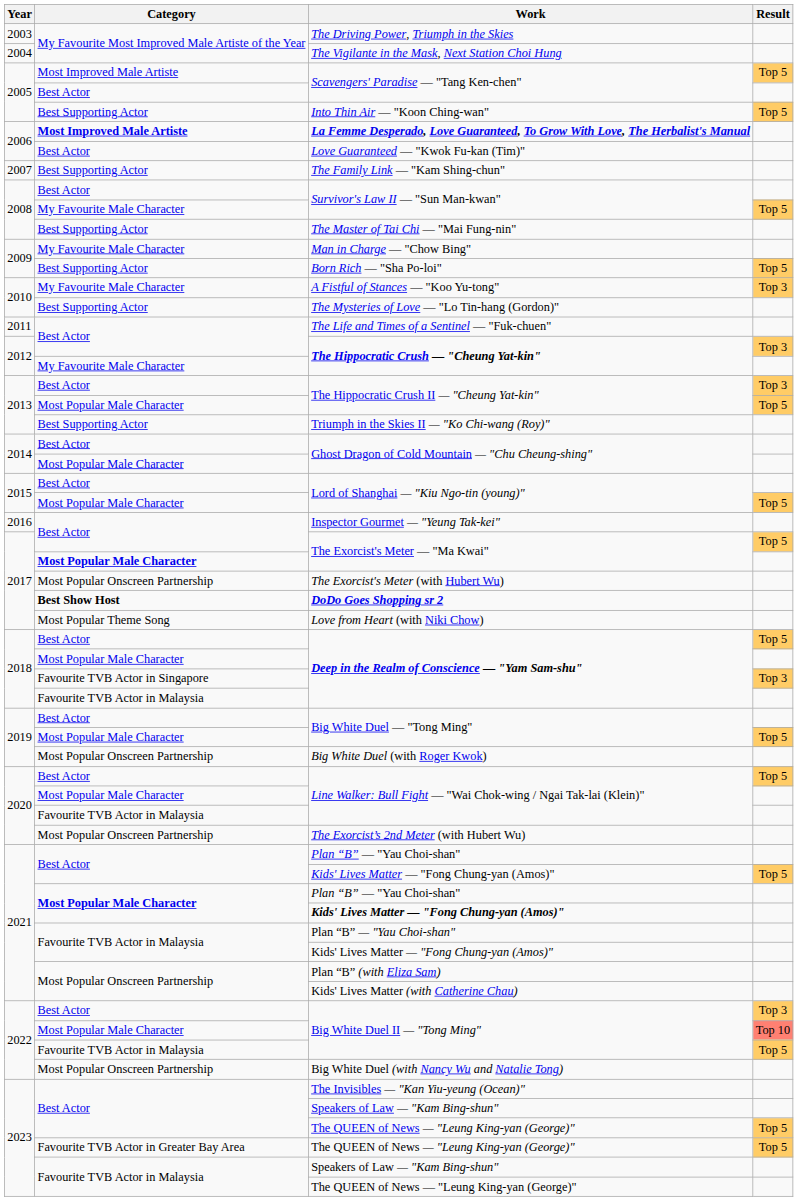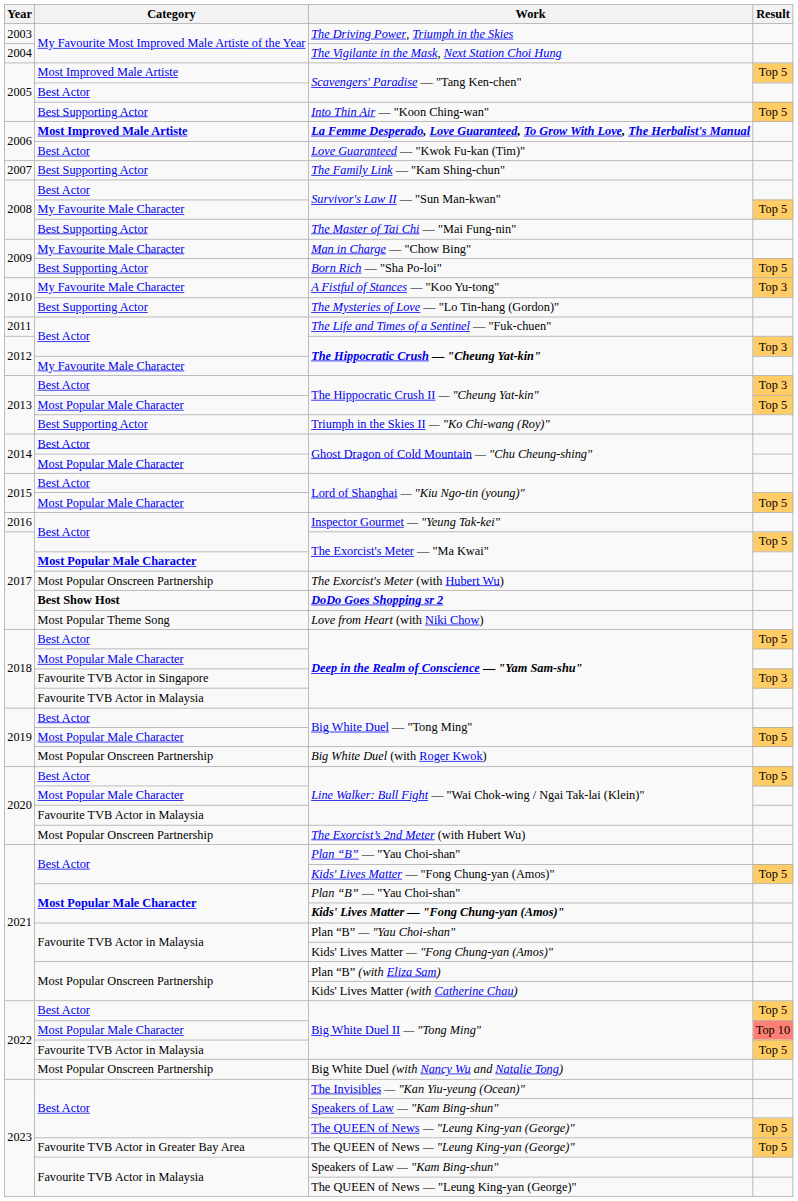(773, 1010) Top 3 -> (773, 1010) Top 5
